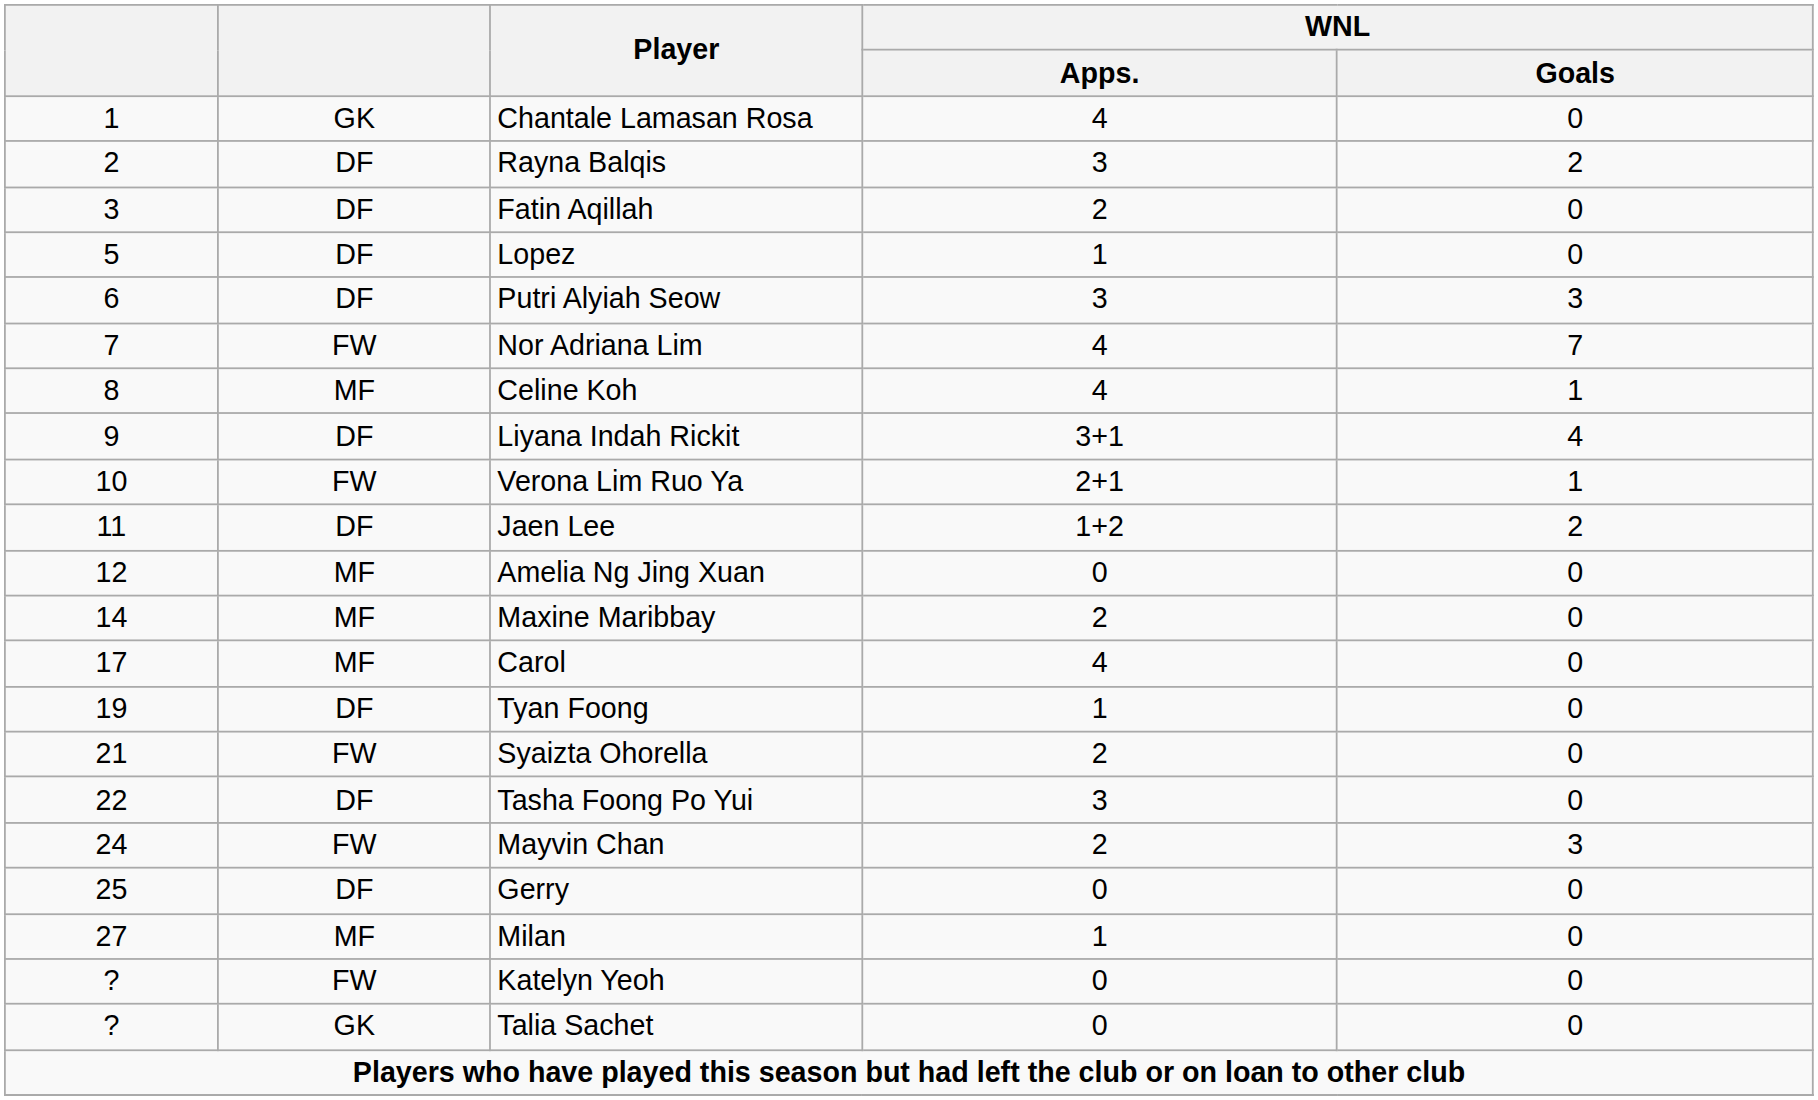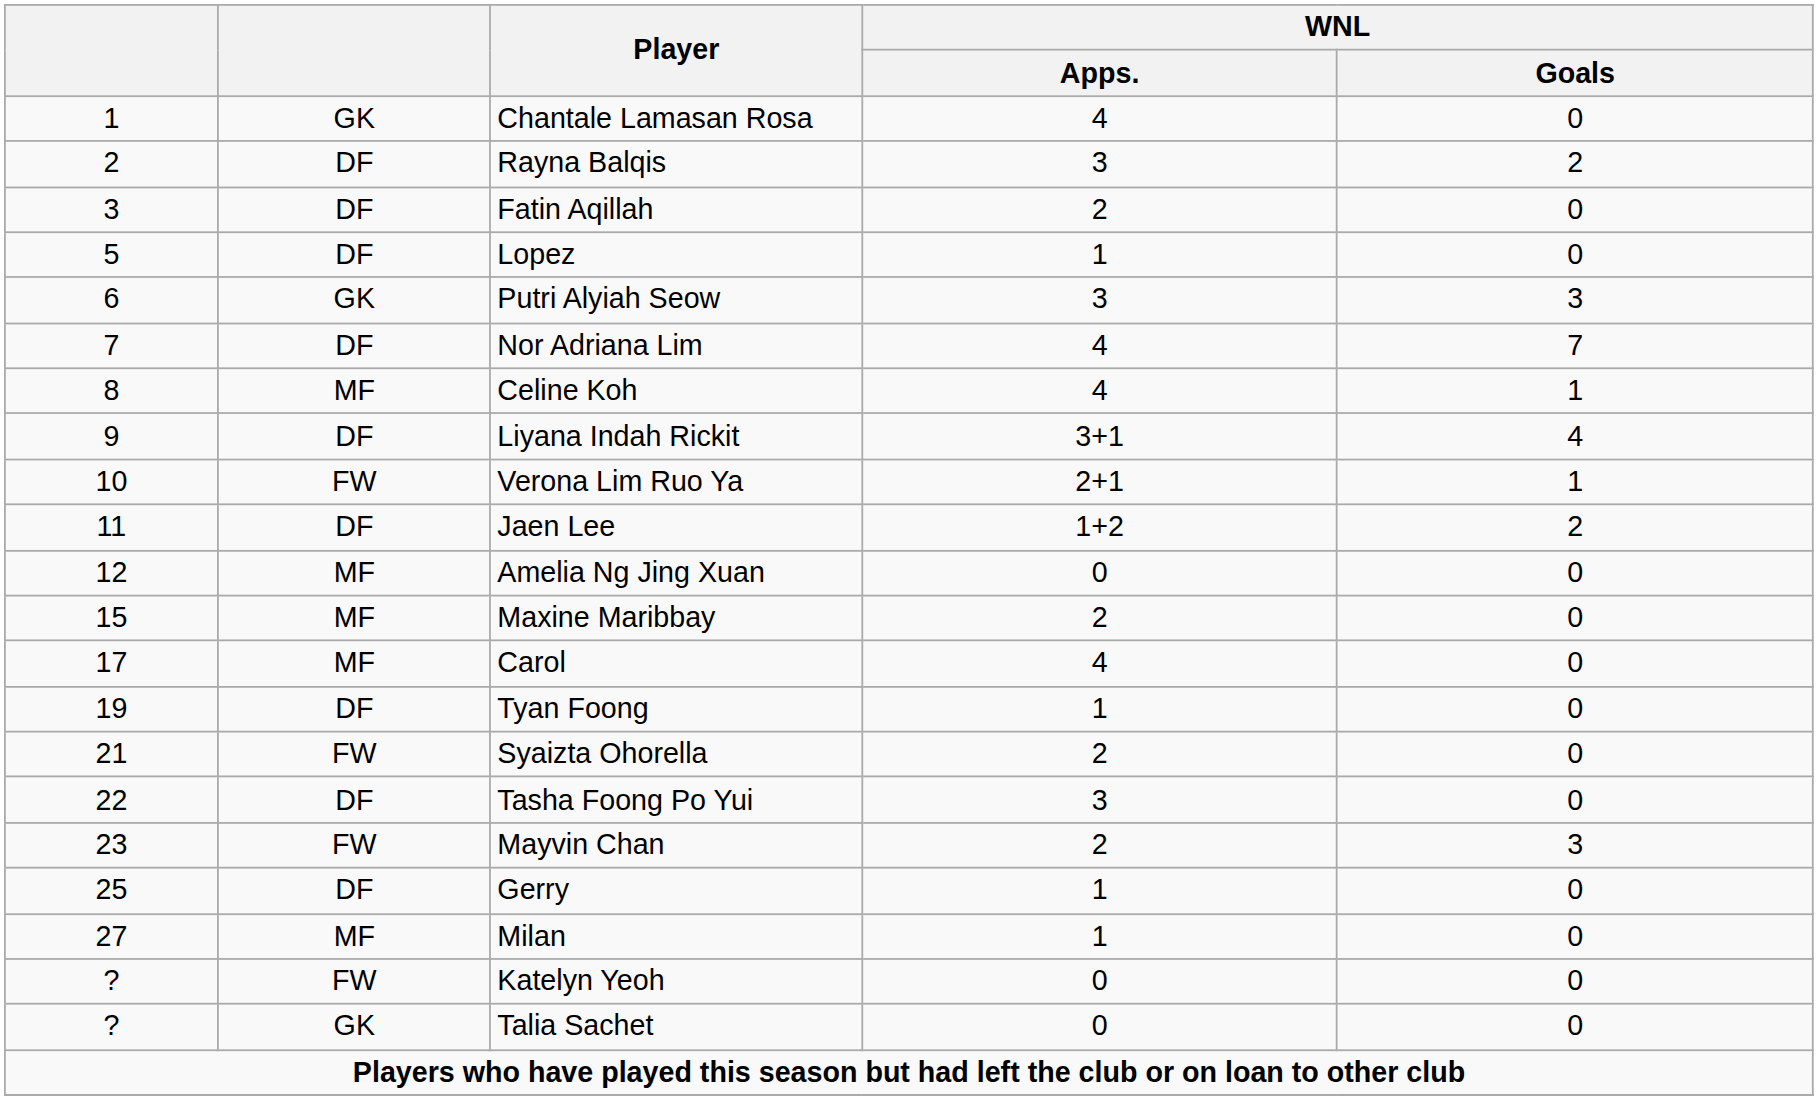(354, 299) DF -> (354, 299) GK
(354, 345) FW -> (354, 345) DF
(111, 617) 14 -> (111, 617) 15
(111, 844) 24 -> (111, 844) 23
(1100, 890) 0 -> (1100, 890) 1
